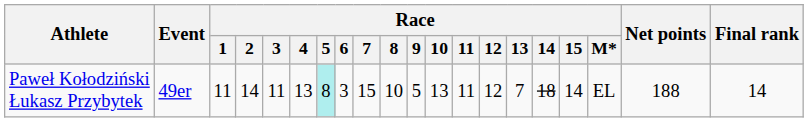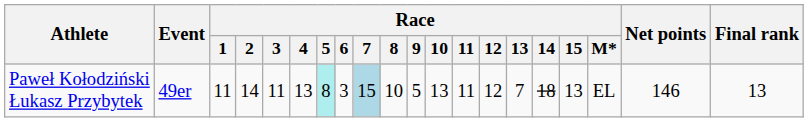(367, 90) no background -> (367, 90) lightblue background
(574, 90) 14 -> (574, 90) 13
(666, 90) 188 -> (666, 90) 146
(757, 90) 14 -> (757, 90) 13
